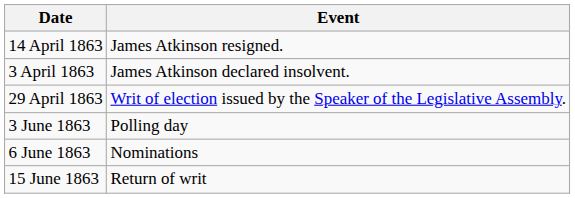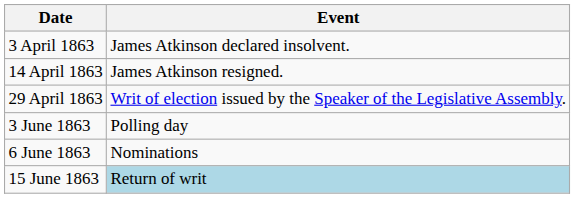rows swapped: (51, 71) <-> (56, 44)
(159, 179) no background -> (159, 179) lightblue background
